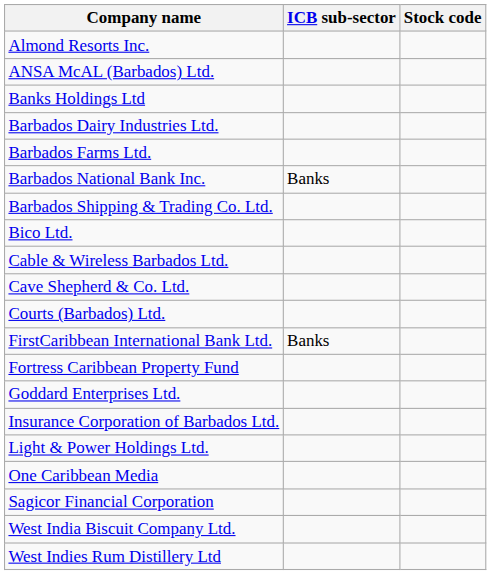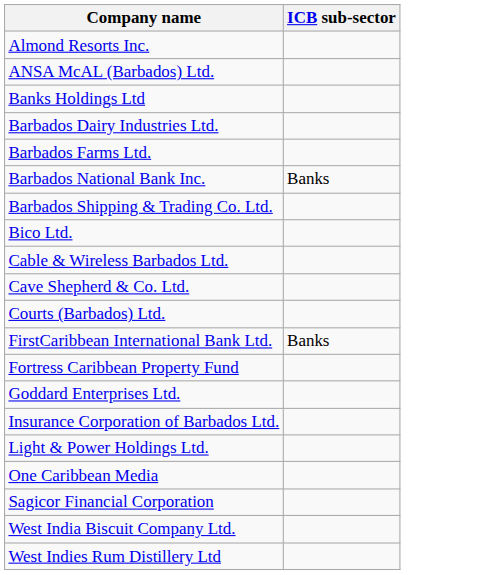- column: (443, 17)
